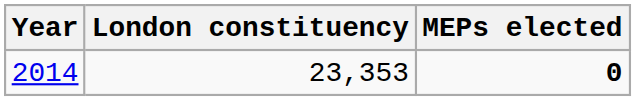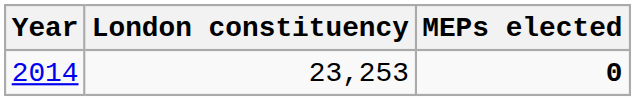(359, 73) 23,353 -> (359, 73) 23,253
